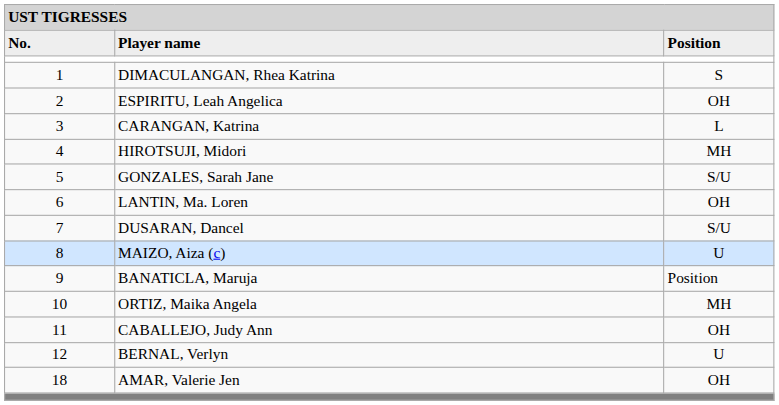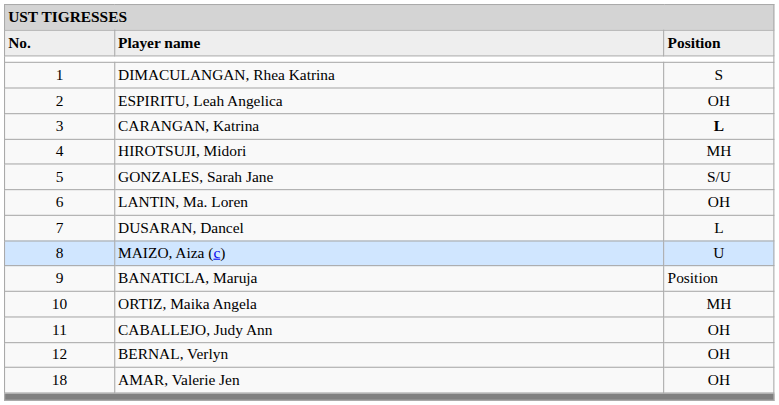(719, 126) normal -> (719, 126) bold
(719, 228) S/U -> (719, 228) L
(719, 355) U -> (719, 355) OH
